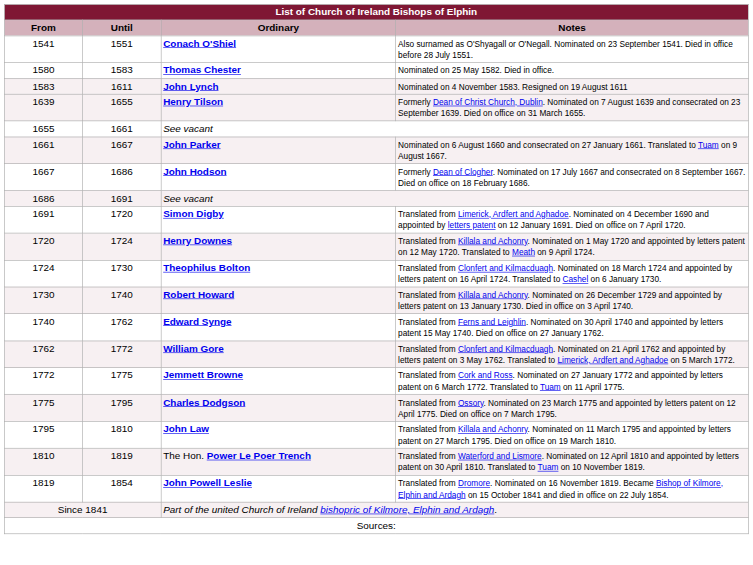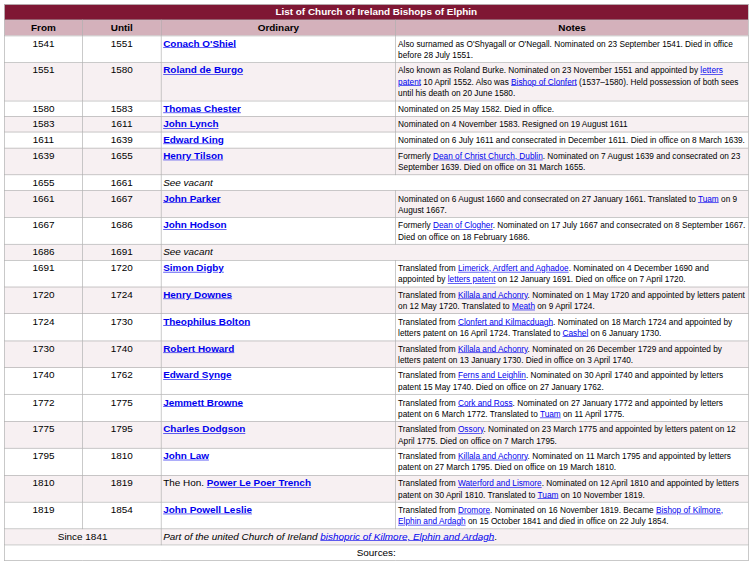+ row: (43, 70)
+ row: (43, 140)
- row: (43, 348)
